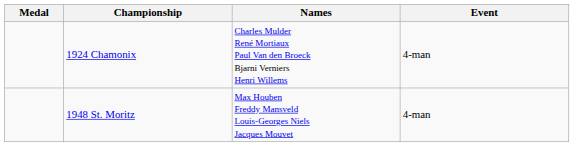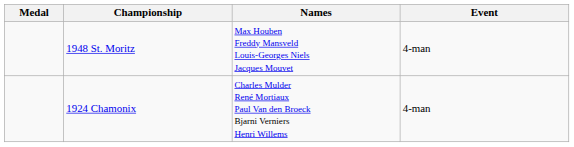rows swapped: (101, 54) <-> (101, 114)
